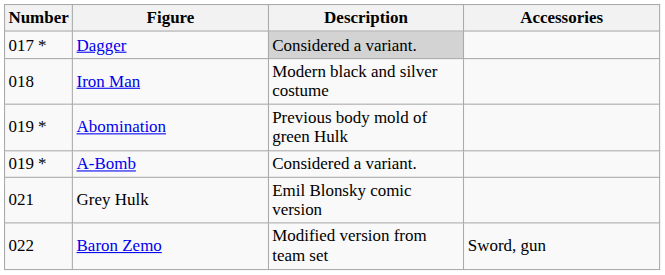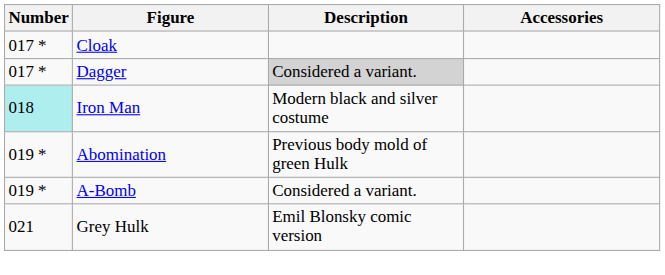+ row: (97, 44)
(21, 81) no background -> (21, 108) paleturquoise background
- row: (119, 246)
